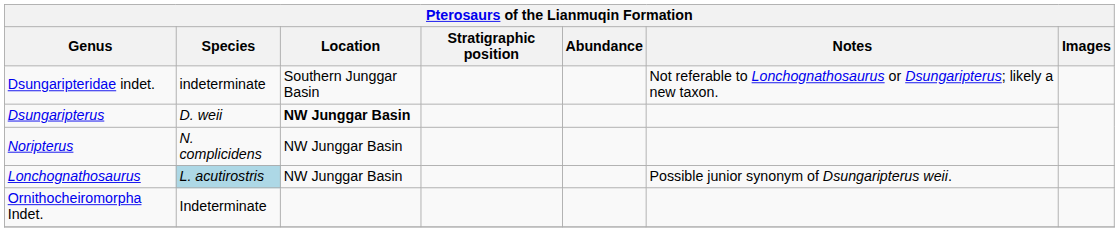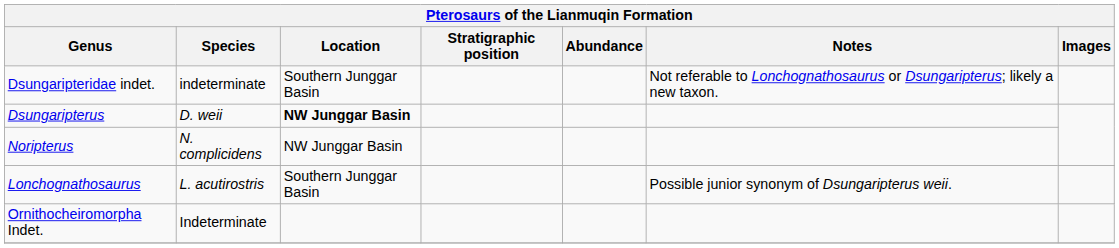(222, 176) lightblue background -> (222, 184) no background
(343, 176) NW Junggar Basin -> (340, 184) Southern Junggar Basin
